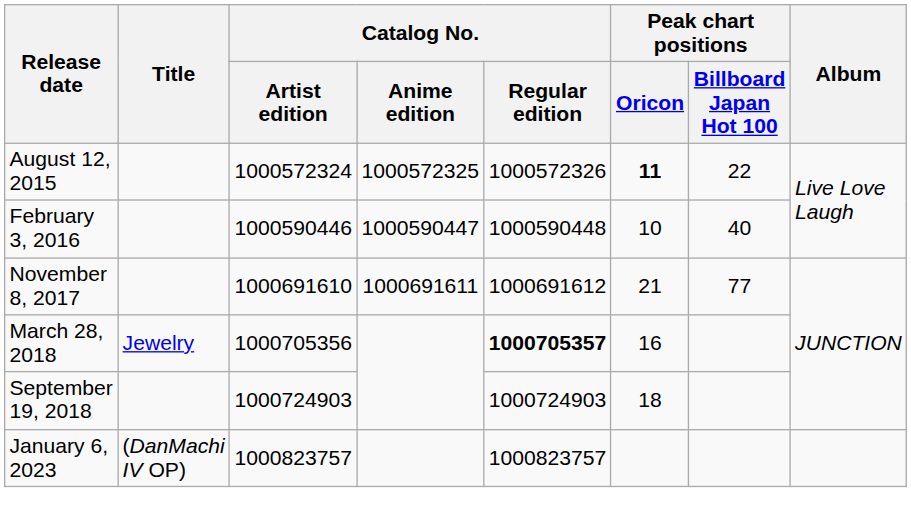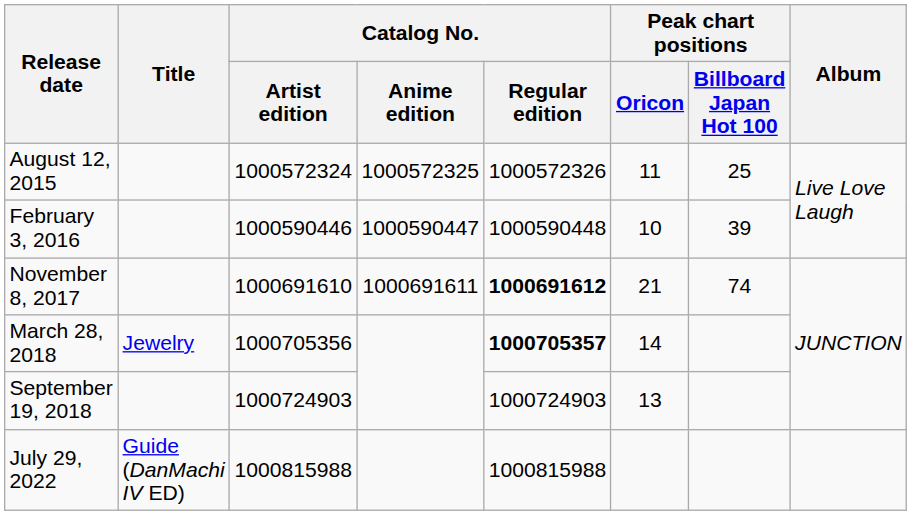(650, 171) bold -> (650, 171) normal
(740, 171) 22 -> (740, 171) 25
(740, 228) 40 -> (740, 228) 39
(548, 285) normal -> (548, 285) bold
(740, 285) 77 -> (740, 285) 74
(650, 343) 16 -> (650, 343) 14
(650, 400) 18 -> (650, 400) 13
+ row: (46, 469)
- row: (59, 457)
